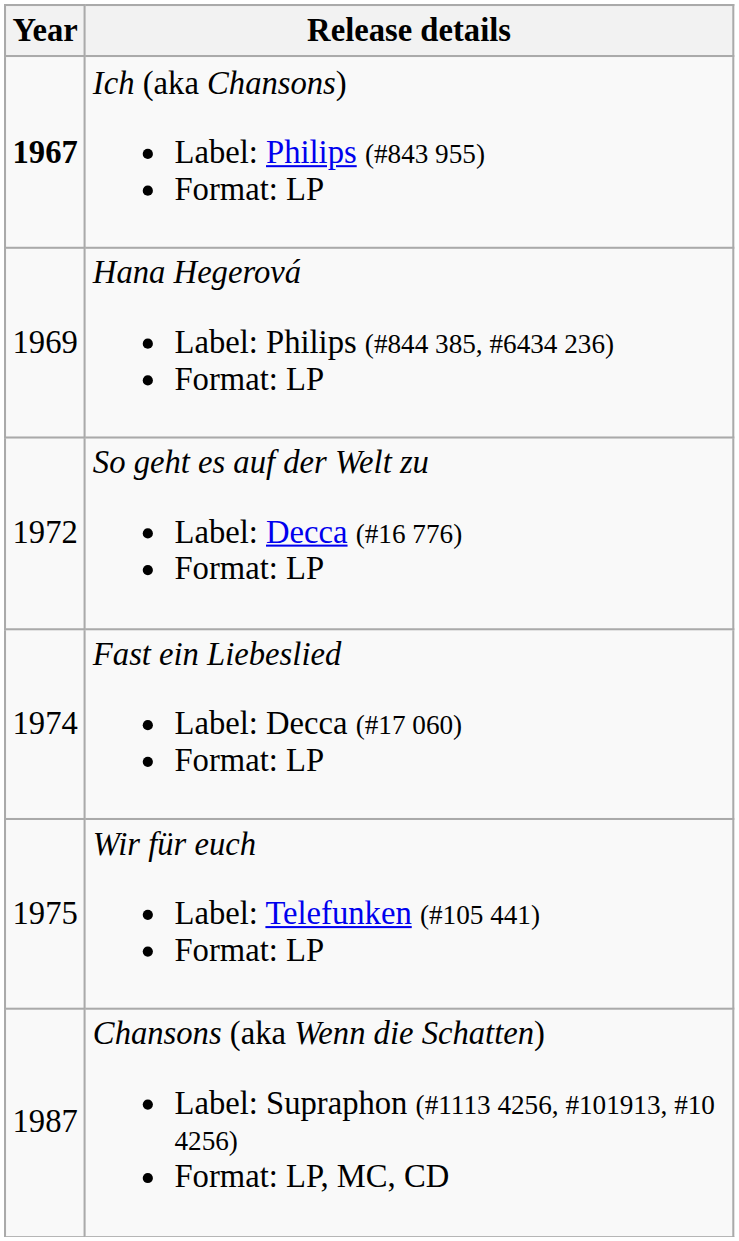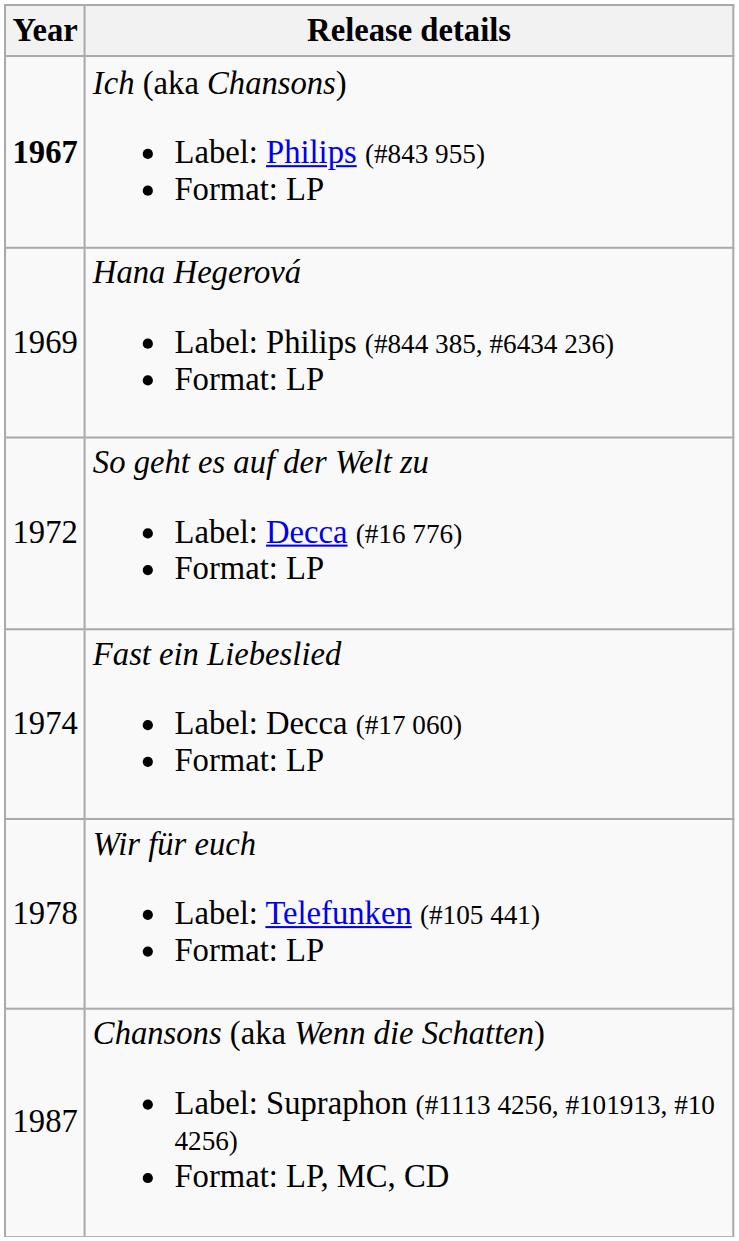(45, 913) 1975 -> (45, 913) 1978
